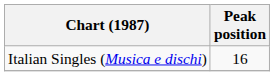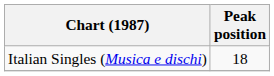(240, 58) 16 -> (240, 58) 18
